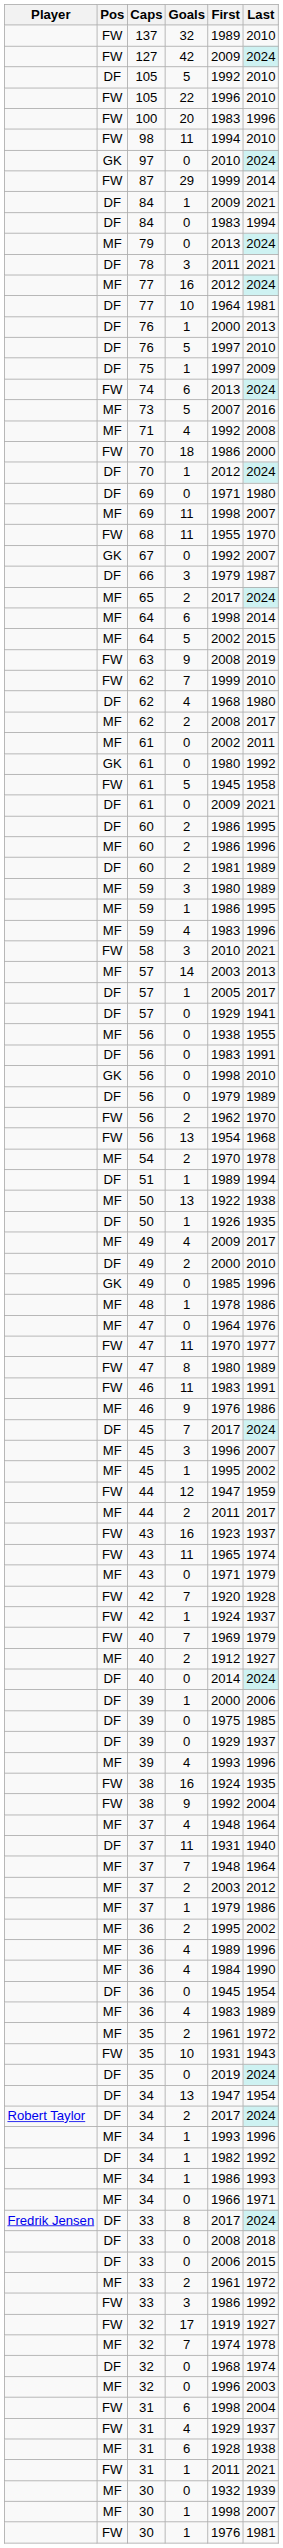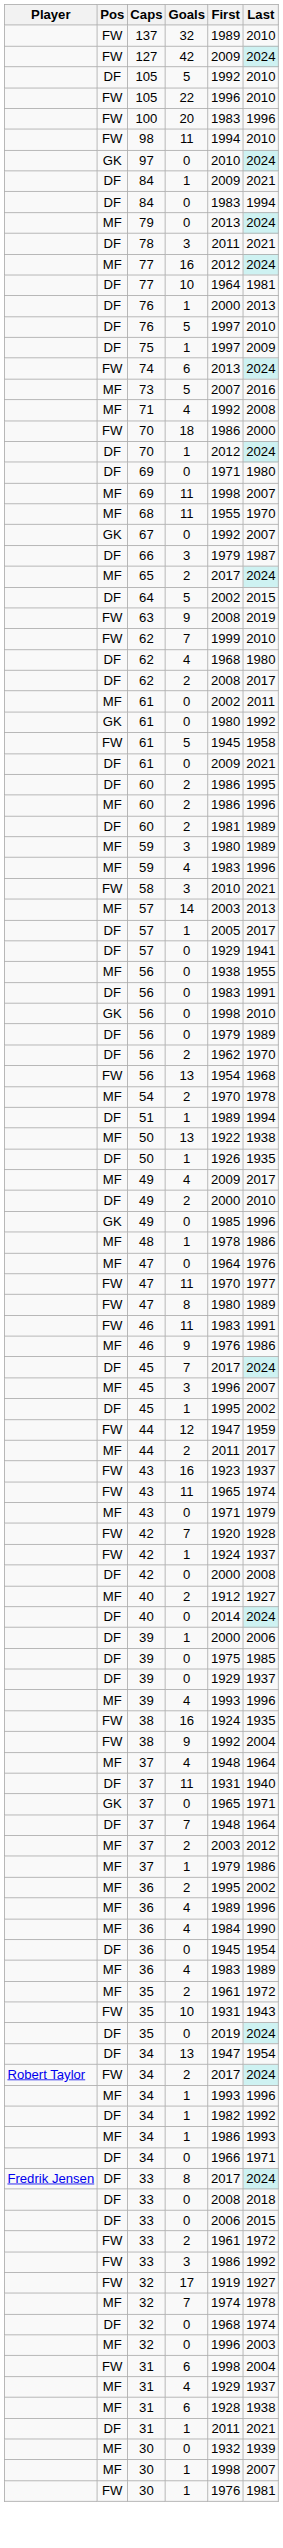- row: (146, 181)
(112, 535) FW -> (112, 514) MF
- row: (146, 618)
(112, 639) MF -> (112, 597) DF
(112, 722) MF -> (112, 680) DF
- row: (146, 909)
(112, 1117) FW -> (112, 1055) DF
(112, 1471) MF -> (112, 1409) DF
+ row: (146, 1575)
- row: (146, 1637)
+ row: (146, 1804)
(112, 1866) MF -> (112, 1825) DF
(112, 2116) DF -> (112, 2074) FW
(112, 2199) MF -> (112, 2158) DF
(112, 2282) MF -> (112, 2241) FW
(112, 2428) FW -> (112, 2386) MF
(112, 2470) FW -> (112, 2428) DF
